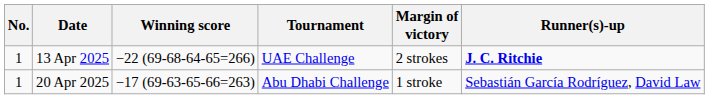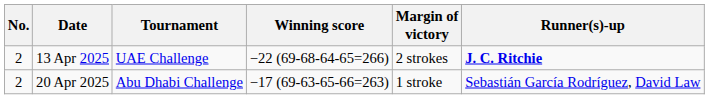columns swapped: (325, 25) <-> (185, 25)
(19, 58) 1 -> (19, 58) 2
(19, 82) 1 -> (19, 82) 2
